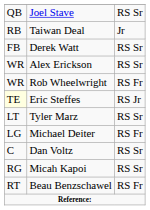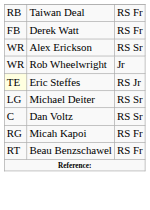- row: (52, 13)
(121, 30) Jr -> (130, 13) RS Fr
(130, 47) RS Sr -> (130, 30) RS Fr
(130, 82) RS Fr -> (121, 64) Jr
- row: (54, 116)
(130, 133) RS Fr -> (130, 99) RS Sr
(130, 168) RS Sr -> (130, 133) RS Fr
